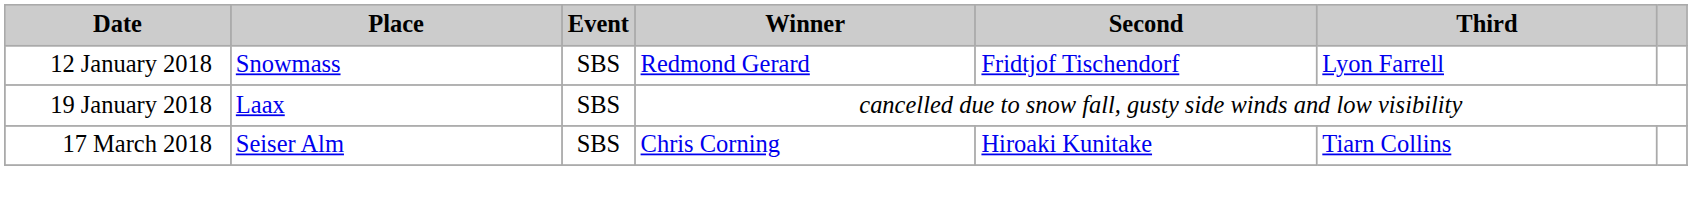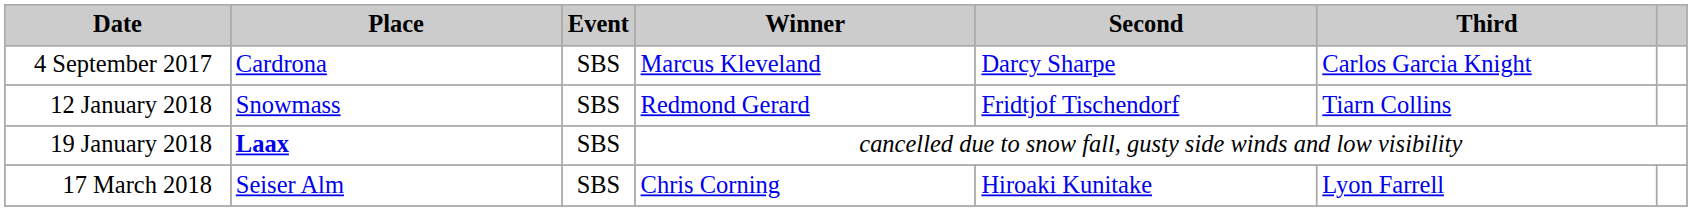+ row: (129, 64)
(1383, 64) Lyon Farrell -> (1387, 104) Tiarn Collins
(260, 104) normal -> (262, 144) bold
(1387, 144) Tiarn Collins -> (1383, 184) Lyon Farrell
